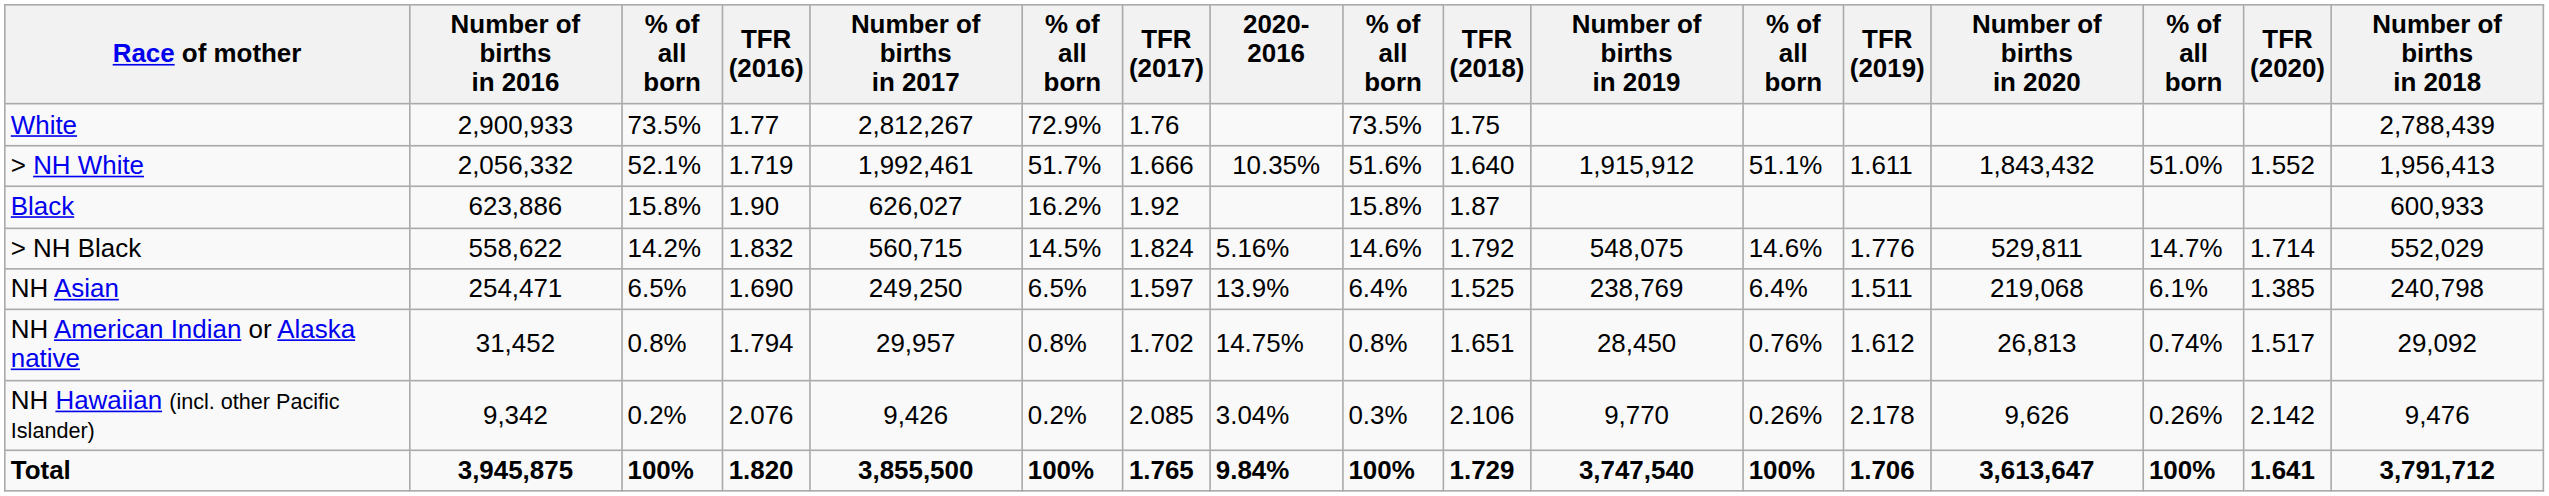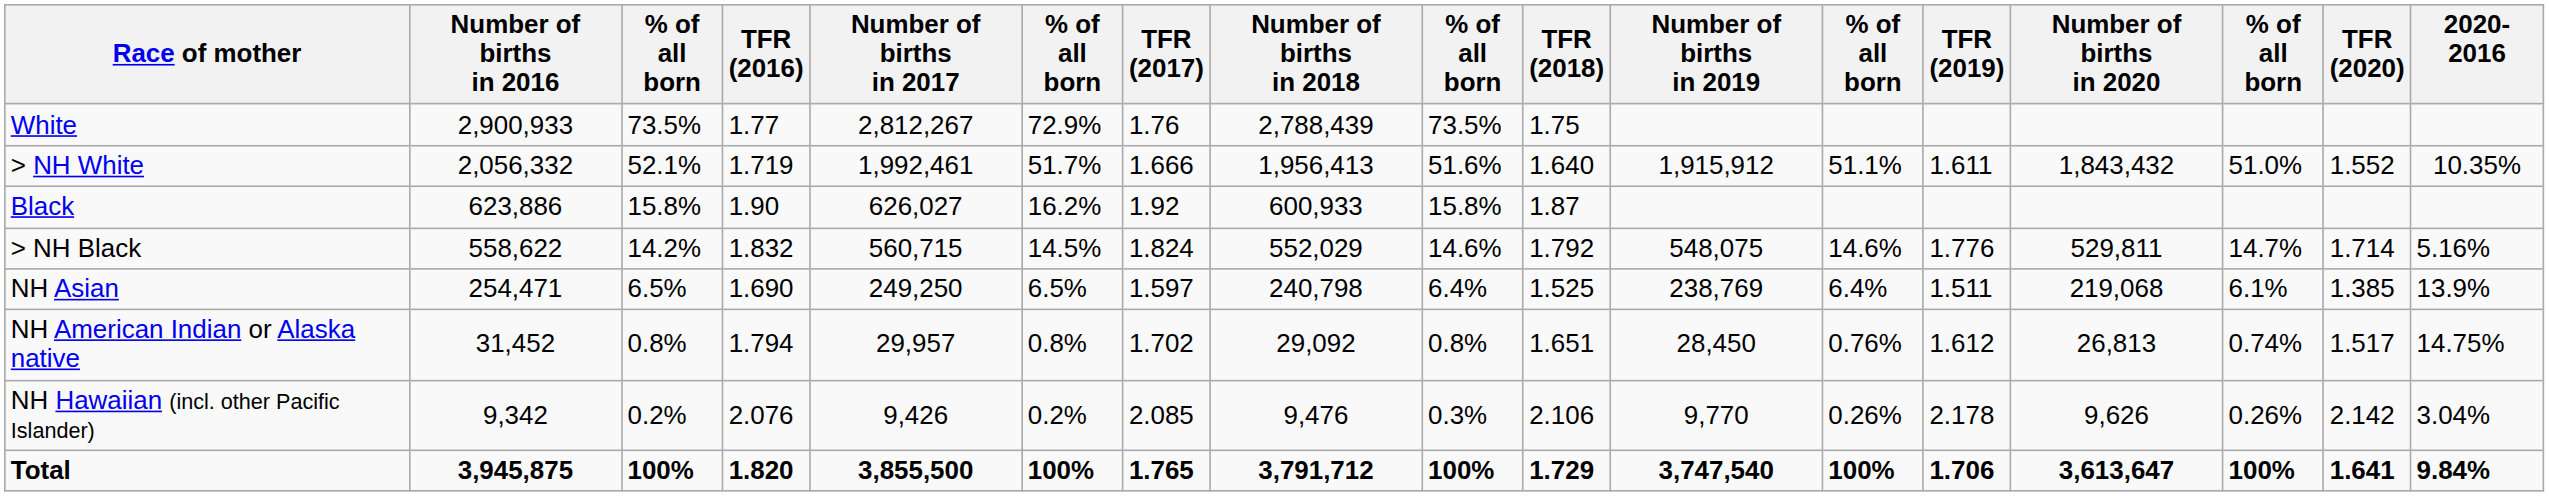columns swapped: (2437, 54) <-> (1276, 39)
